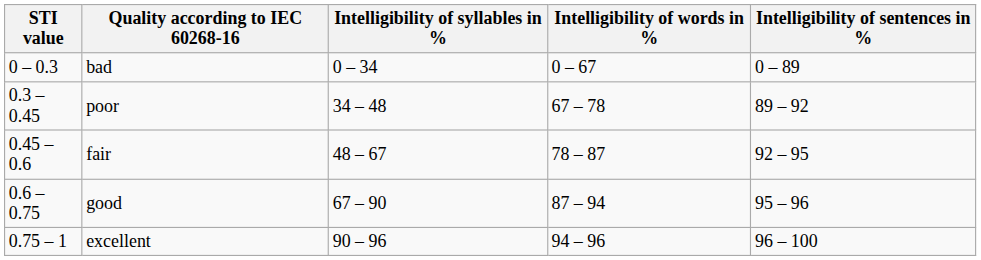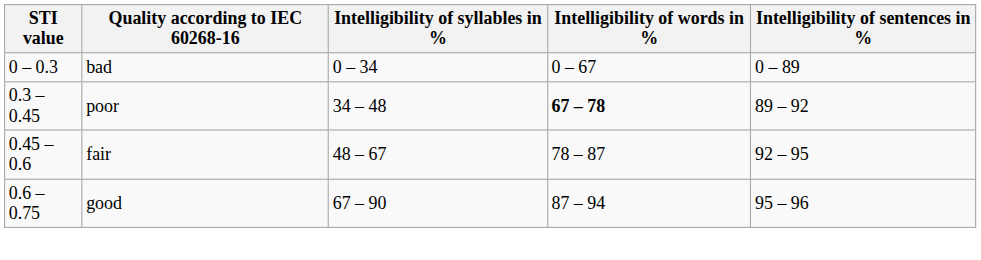(578, 105) normal -> (578, 105) bold
- row: (119, 241)
